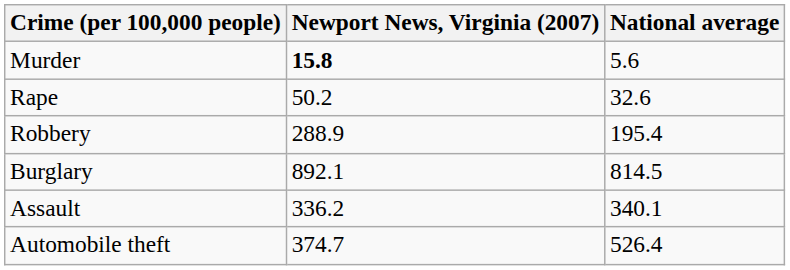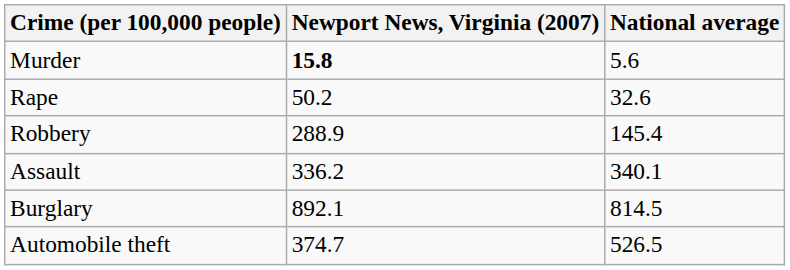(636, 134) 195.4 -> (636, 134) 145.4
rows swapped: (45, 208) <-> (51, 171)
(636, 245) 526.4 -> (636, 245) 526.5
